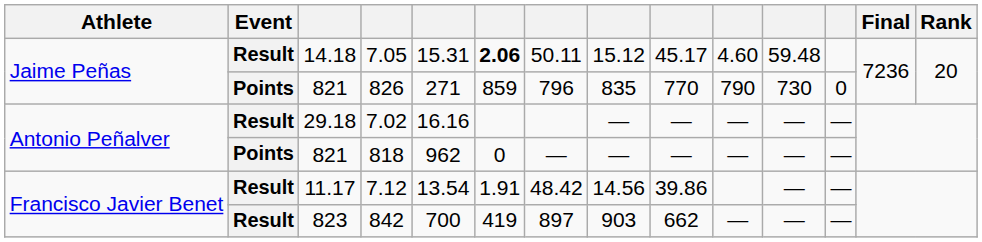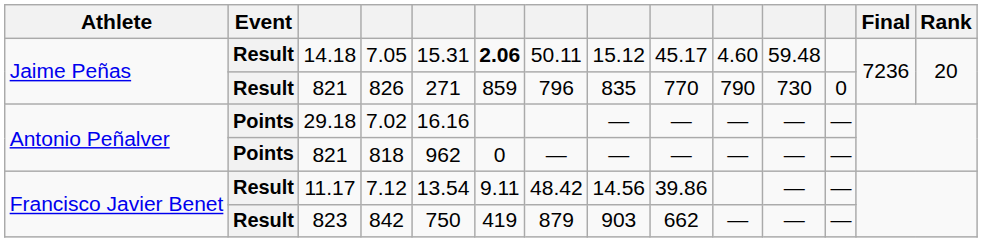(263, 88) Points -> (263, 88) Result
(263, 121) Result -> (263, 121) Points
(500, 188) 1.91 -> (500, 188) 9.11
(443, 221) 700 -> (443, 221) 750
(556, 221) 897 -> (556, 221) 879
